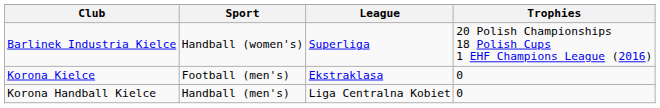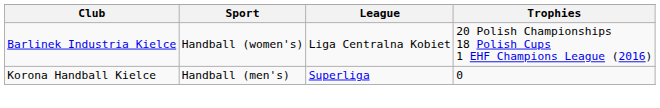(339, 45) Superliga -> (380, 45) Liga Centralna Kobiet
- row: (51, 76)
(380, 94) Liga Centralna Kobiet -> (339, 76) Superliga
